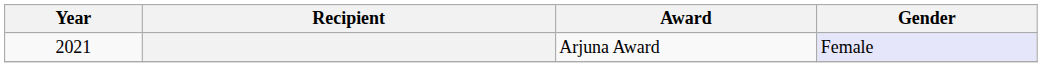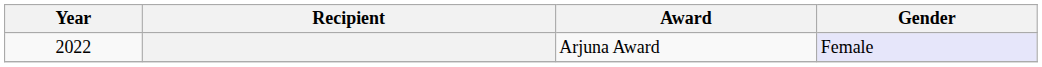(73, 47) 2021 -> (73, 47) 2022
